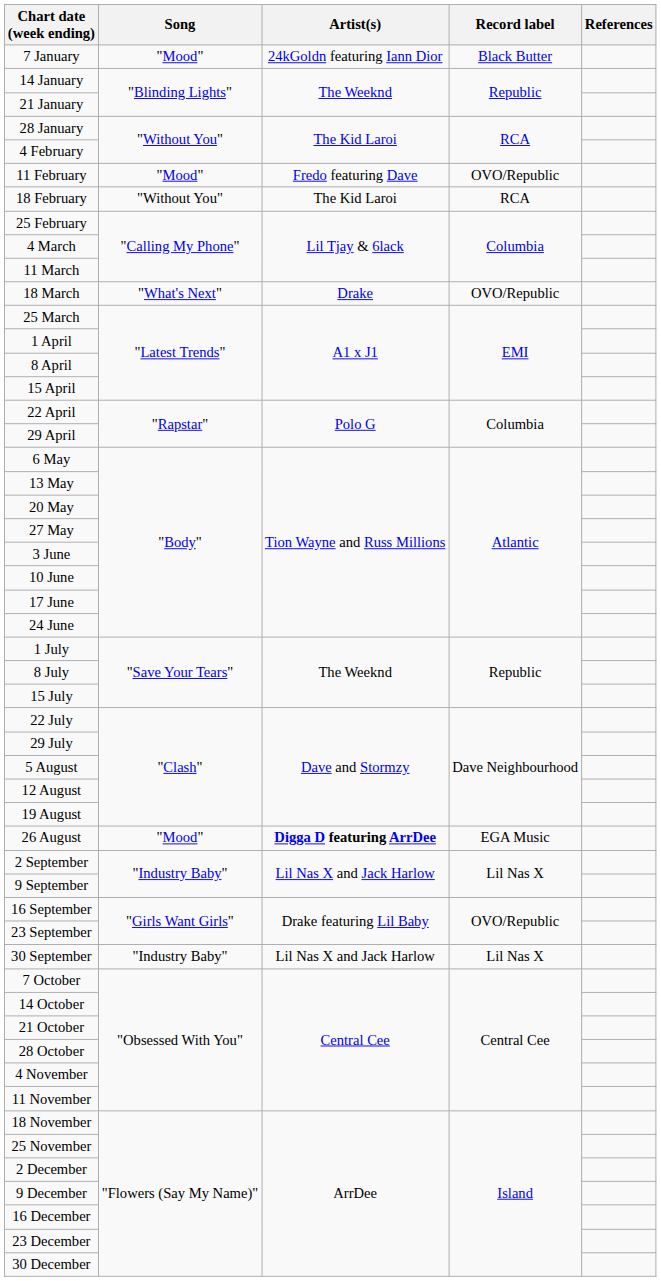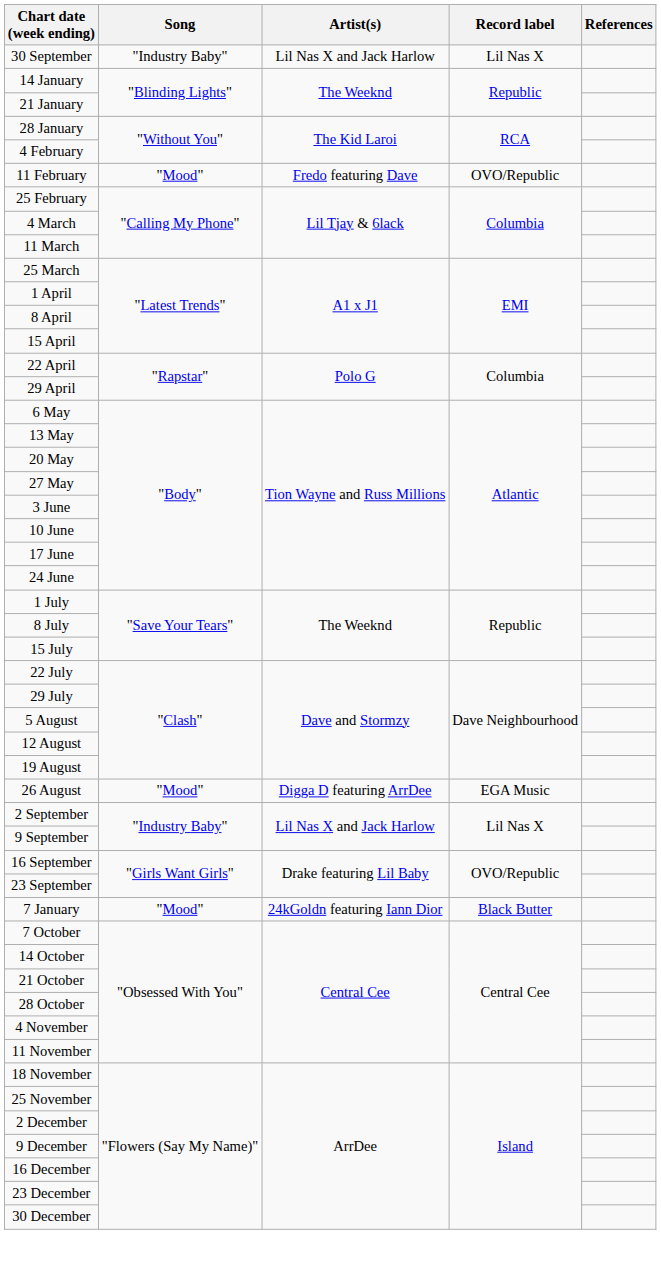rows swapped: (51, 56) <-> (51, 956)
- row: (51, 198)
- row: (51, 293)
(355, 837) bold -> (355, 790) normal
